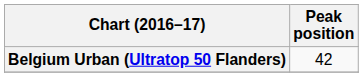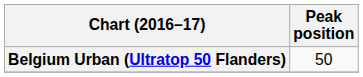(324, 59) 42 -> (324, 59) 50
